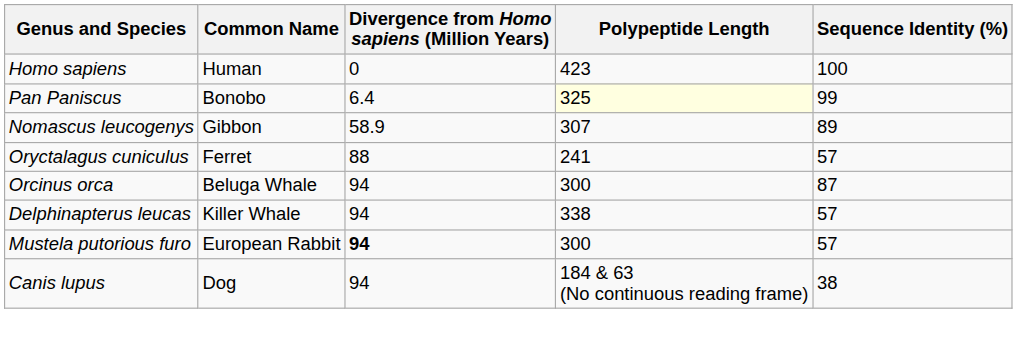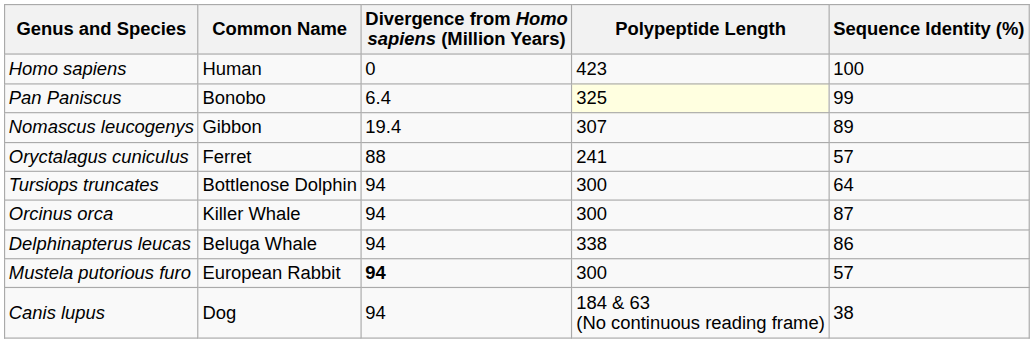(367, 127) 58.9 -> (383, 127) 19.4
+ row: (84, 185)
(260, 185) Beluga Whale -> (251, 214) Killer Whale
(251, 214) Killer Whale -> (260, 244) Beluga Whale
(827, 214) 57 -> (844, 244) 86
